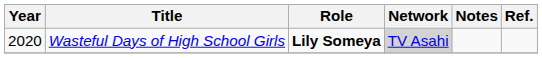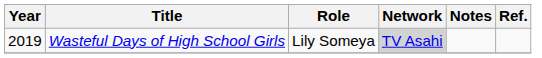(25, 40) 2020 -> (25, 40) 2019
(336, 40) bold -> (333, 40) normal
